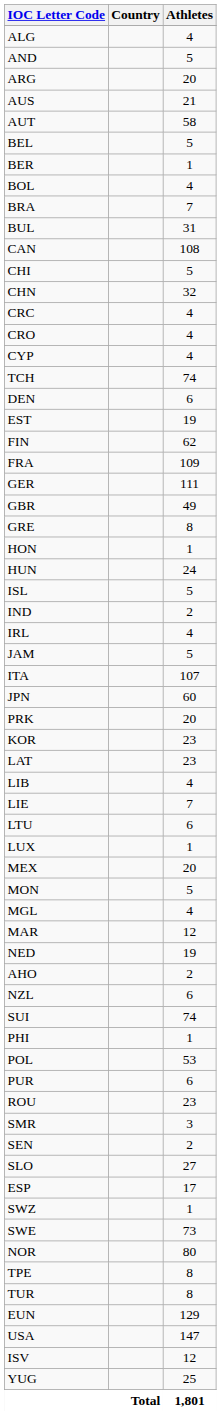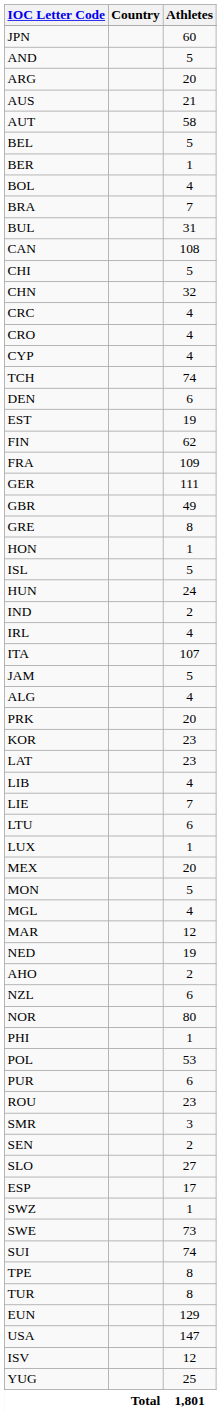rows swapped: (21, 36) <-> (19, 697)
rows swapped: (22, 569) <-> (18, 590)
rows swapped: (18, 675) <-> (21, 654)
rows swapped: (22, 1251) <-> (18, 1016)
